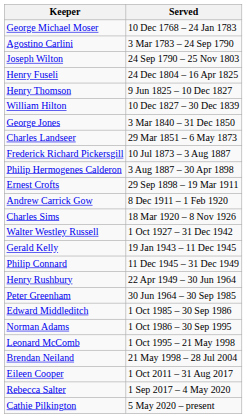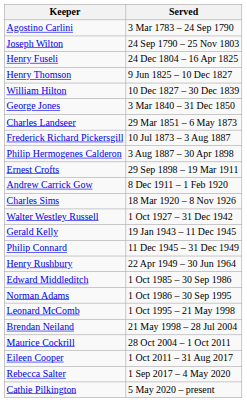- row: (53, 28)
- row: (39, 295)
+ row: (41, 342)
